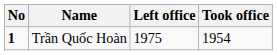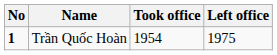columns swapped: (236, 15) <-> (164, 15)
